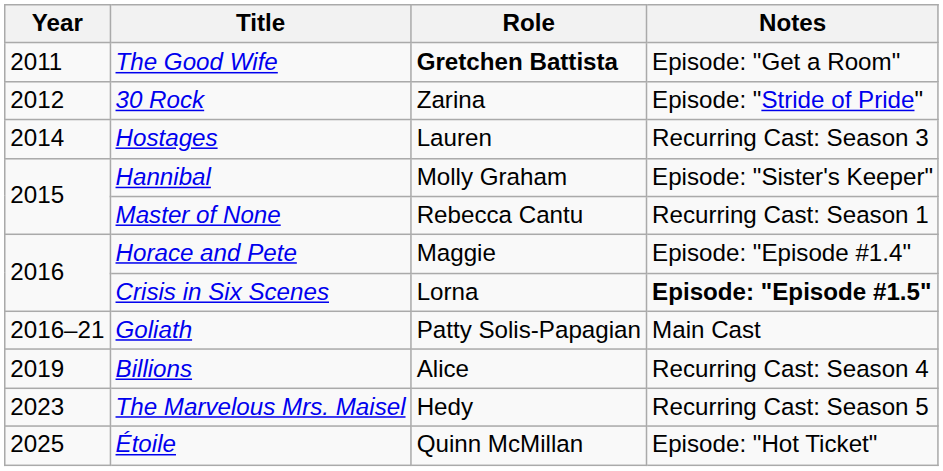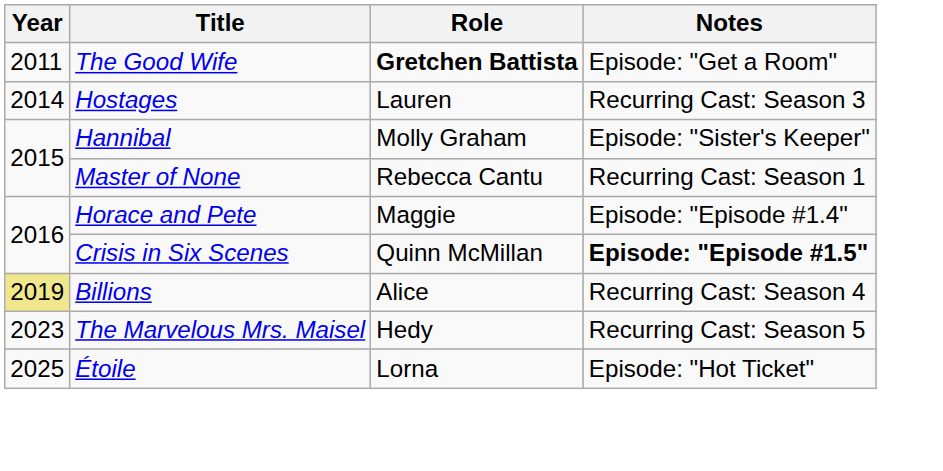- row: (160, 100)
(448, 291) Lorna -> (460, 253) Quinn McMillan
- row: (154, 330)
(37, 368) no background -> (37, 291) khaki background
(500, 445) Quinn McMillan -> (407, 368) Lorna
